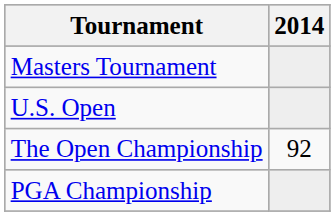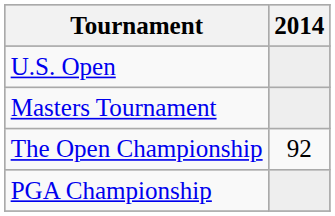rows swapped: (114, 66) <-> (63, 108)
